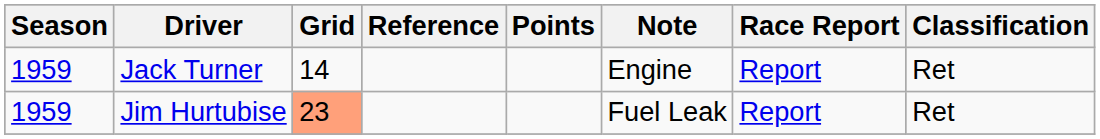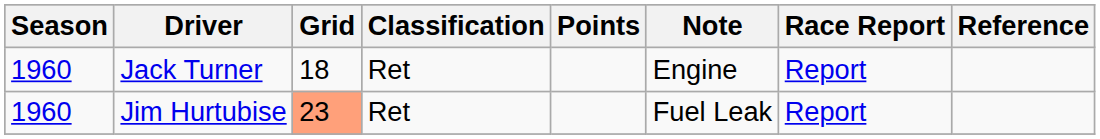columns swapped: (1001, 26) <-> (433, 26)
(41, 69) 1959 -> (41, 69) 1960
(314, 69) 14 -> (314, 69) 18
(41, 112) 1959 -> (41, 112) 1960
